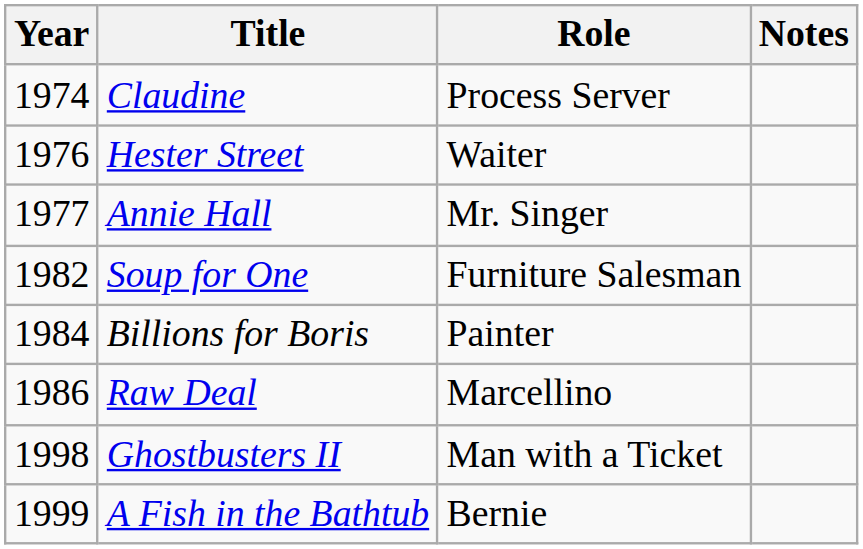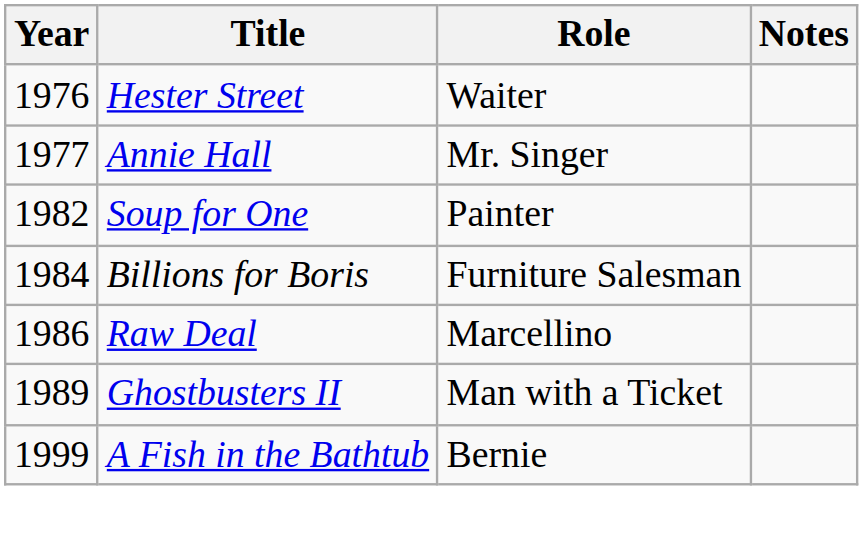- row: (176, 94)
(594, 273) Furniture Salesman -> (500, 214) Painter
(500, 333) Painter -> (594, 273) Furniture Salesman
(52, 453) 1998 -> (52, 393) 1989
